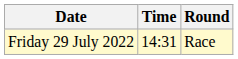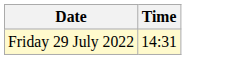- column: (207, 16)
